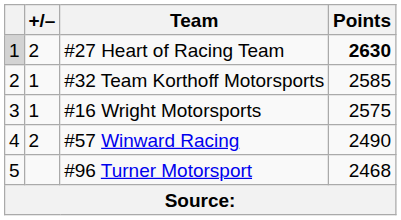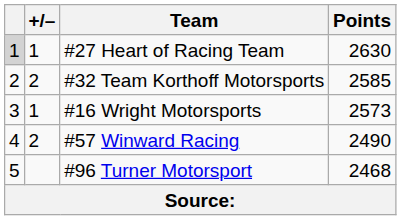(34, 50) 2 -> (34, 50) 1
(370, 50) bold -> (370, 50) normal
(34, 80) 1 -> (34, 80) 2
(370, 110) 2575 -> (370, 110) 2573
